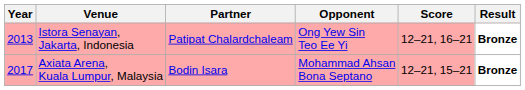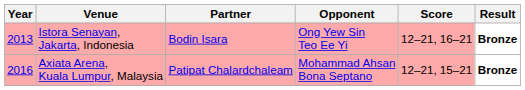(231, 39) Patipat Chalardchaleam -> (198, 39) Bodin Isara
(20, 70) 2017 -> (20, 70) 2016
(198, 70) Bodin Isara -> (231, 70) Patipat Chalardchaleam
